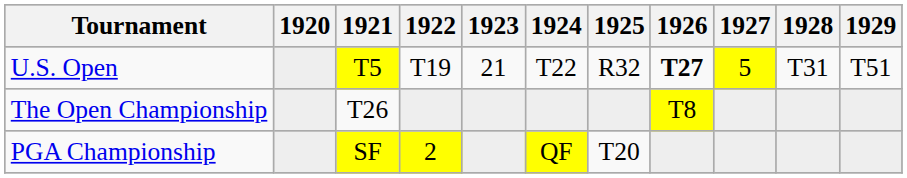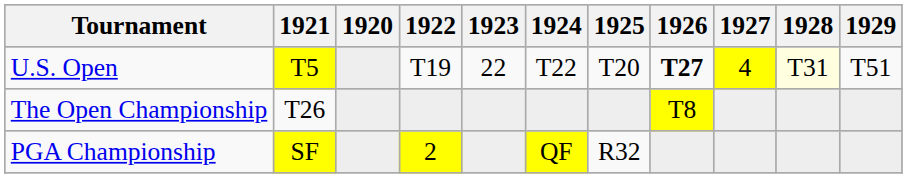columns swapped: (305, 25) <-> (368, 25)
(493, 67) 21 -> (493, 67) 22
(619, 67) R32 -> (619, 67) T20
(745, 67) 5 -> (745, 67) 4
(808, 67) no background -> (808, 67) lightyellow background
(619, 152) T20 -> (619, 152) R32
